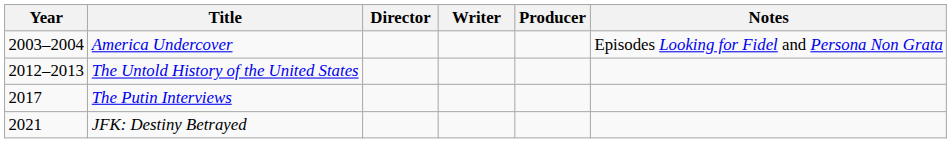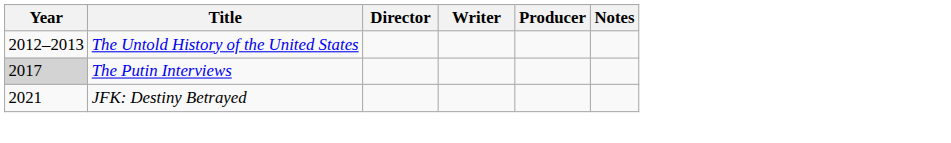- row: (162, 44)
(25, 97) no background -> (25, 71) lightgrey background
